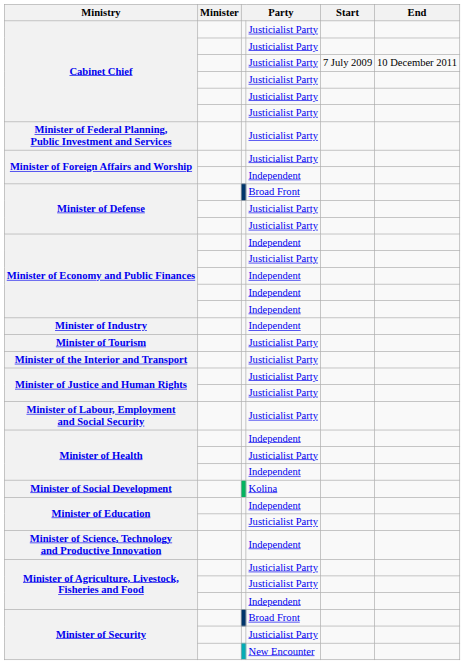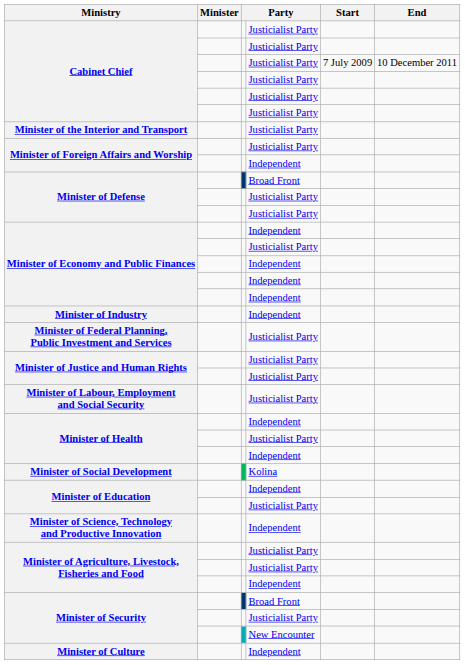rows swapped: (101, 359) <-> (101, 136)
- row: (101, 342)
+ row: (101, 651)
